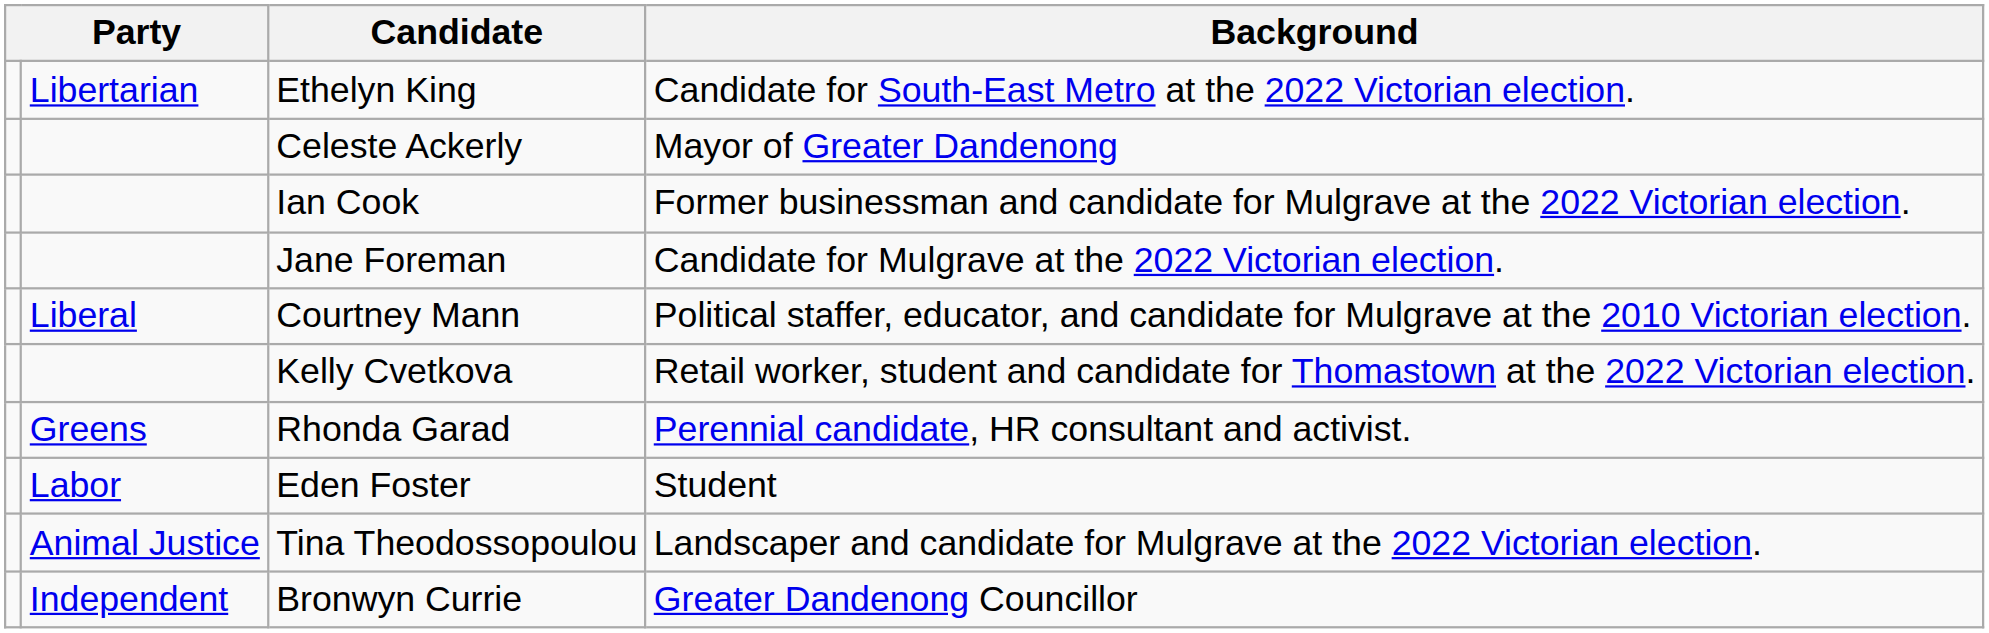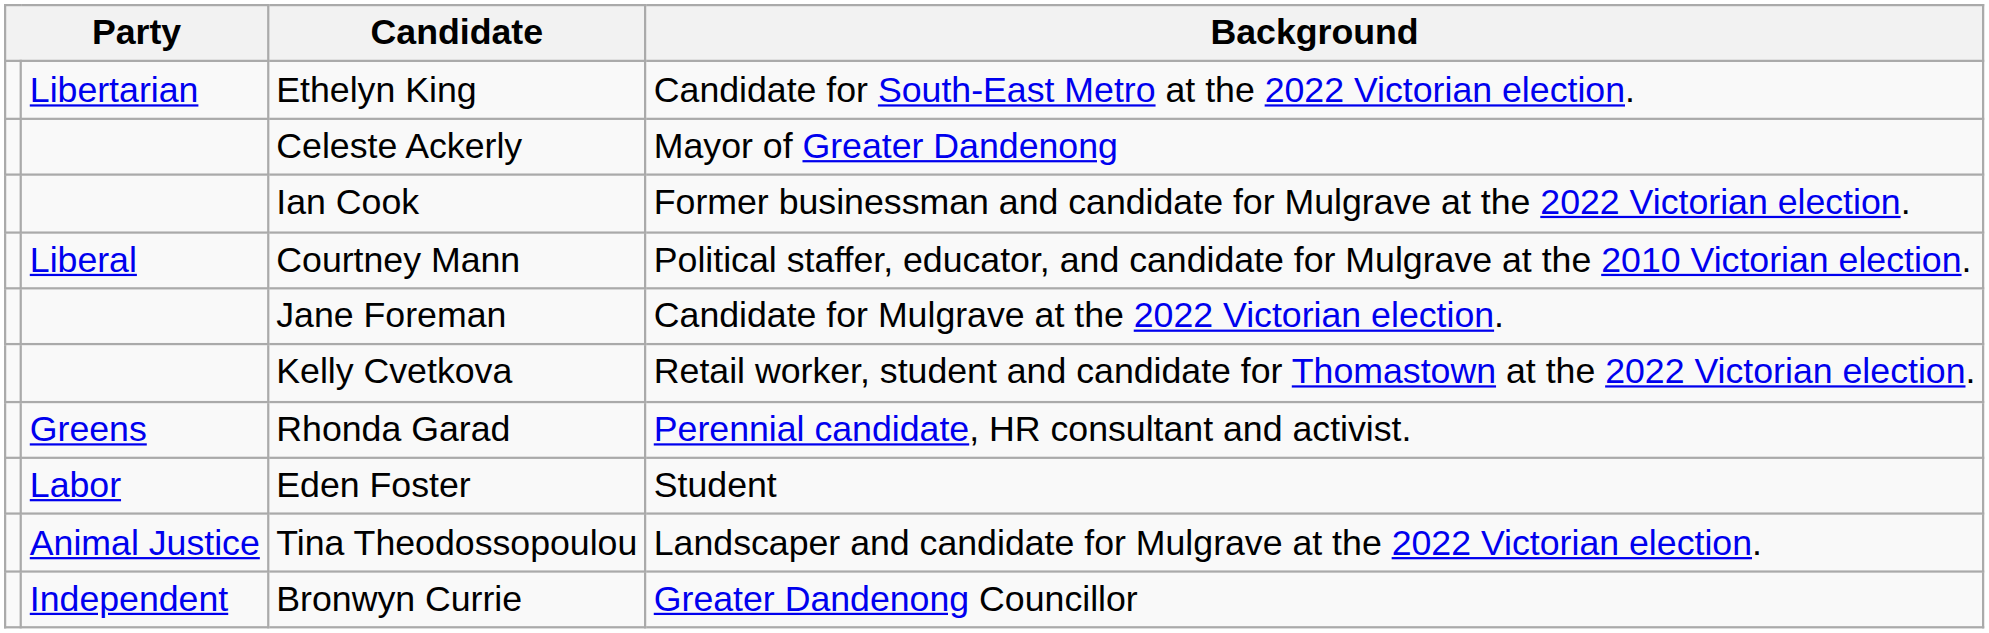rows swapped: (391, 259) <-> (398, 315)
